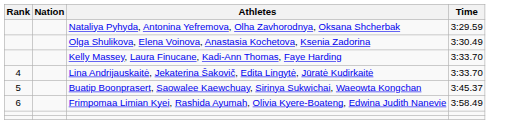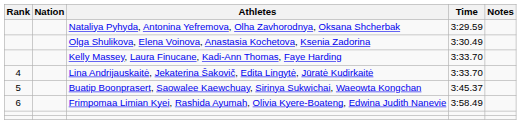+ column: (501, 12)
